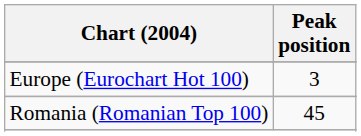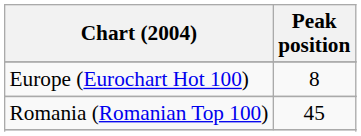(314, 79) 3 -> (314, 79) 8
